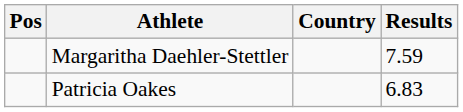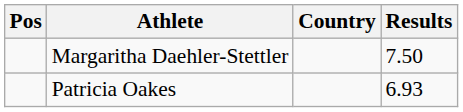(404, 55) 7.59 -> (404, 55) 7.50
(404, 89) 6.83 -> (404, 89) 6.93
